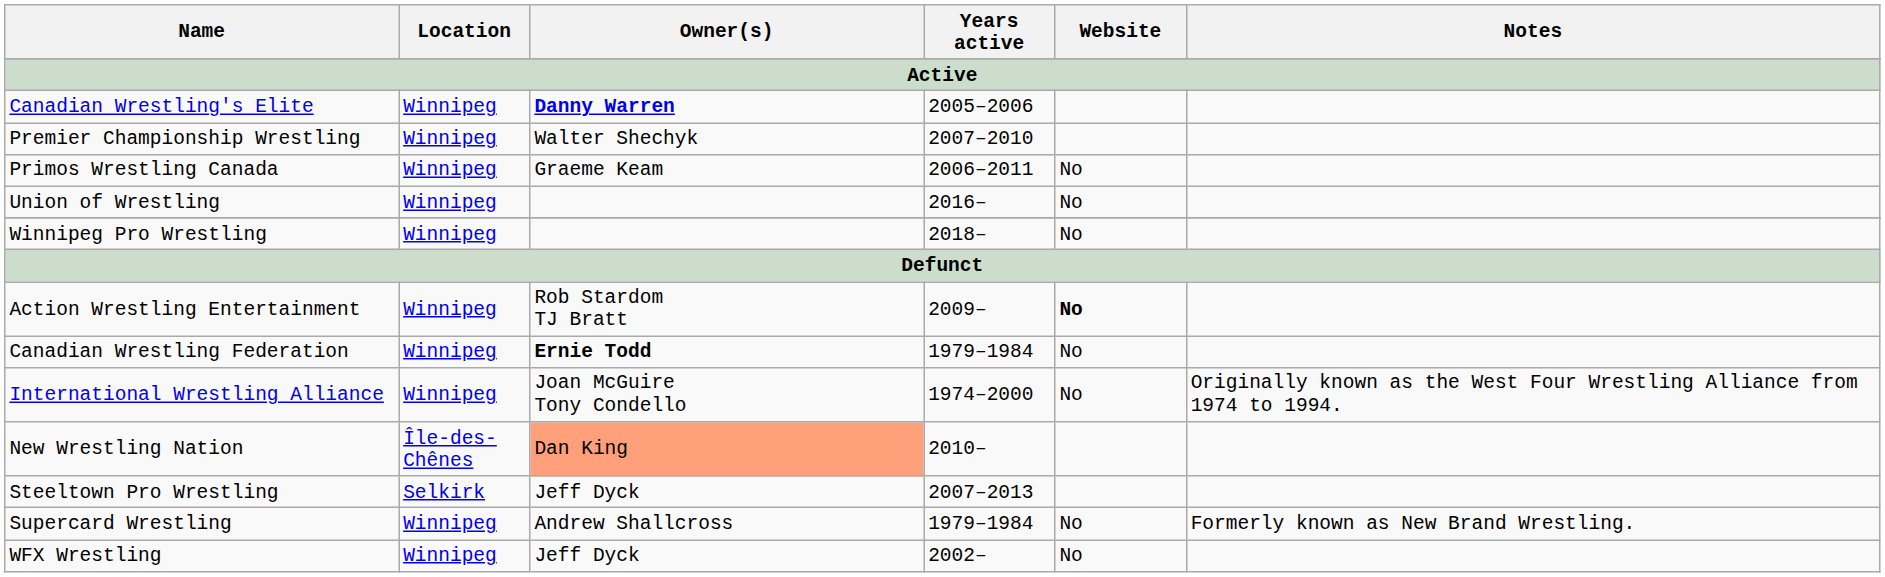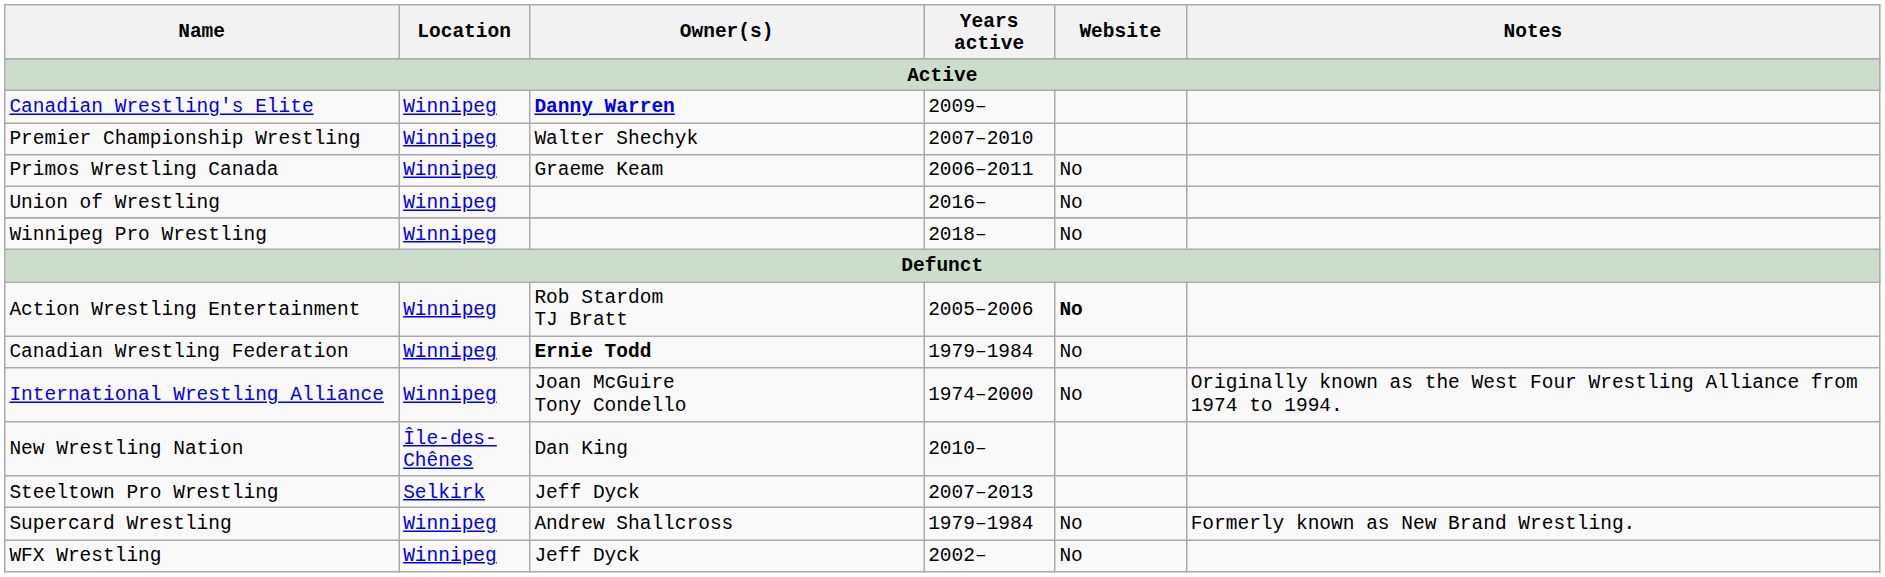(981, 107) 2005–2006 -> (957, 107) 2009–
(957, 309) 2009– -> (981, 309) 2005–2006
(581, 449) lightsalmon background -> (581, 449) no background
